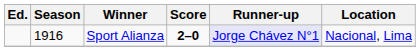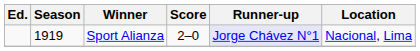(48, 35) 1916 -> (48, 35) 1919
(188, 35) bold -> (188, 35) normal
